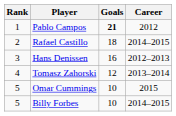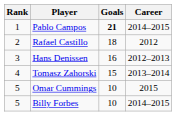(149, 27) 2012 -> (149, 27) 2014–2015
(149, 42) 2014–2015 -> (149, 42) 2012
(112, 73) 12 -> (112, 73) 15
